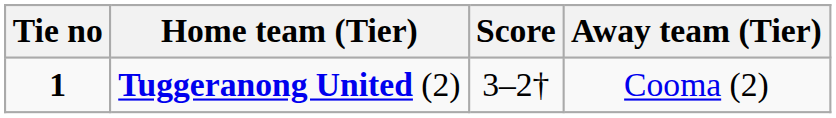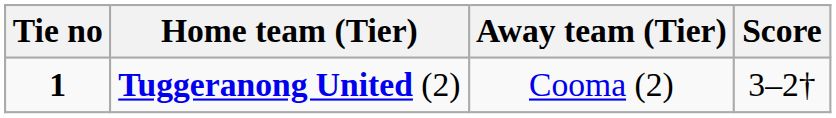columns swapped: (516, 31) <-> (696, 31)
